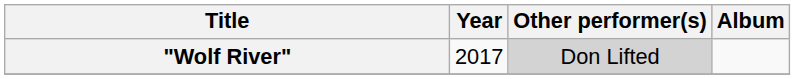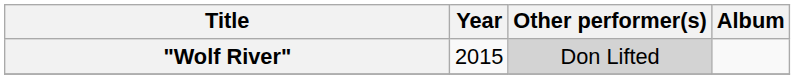(479, 56) 2017 -> (479, 56) 2015
